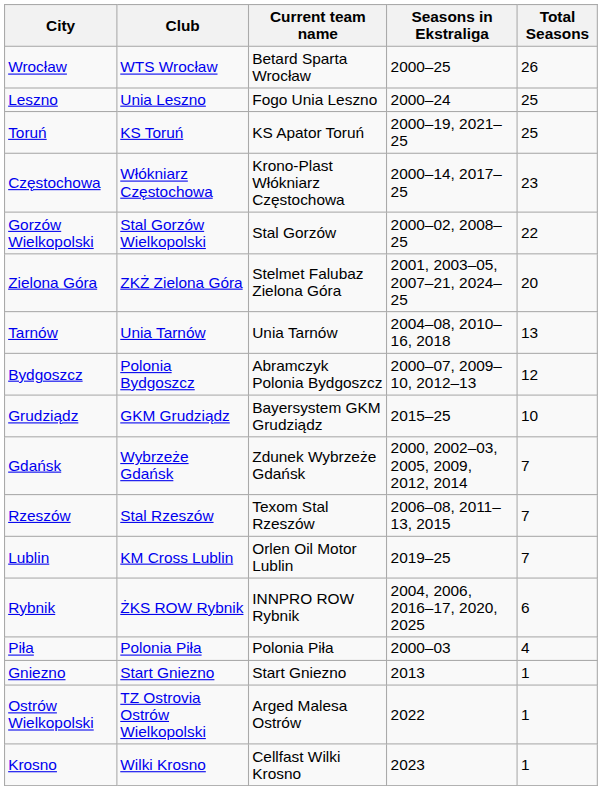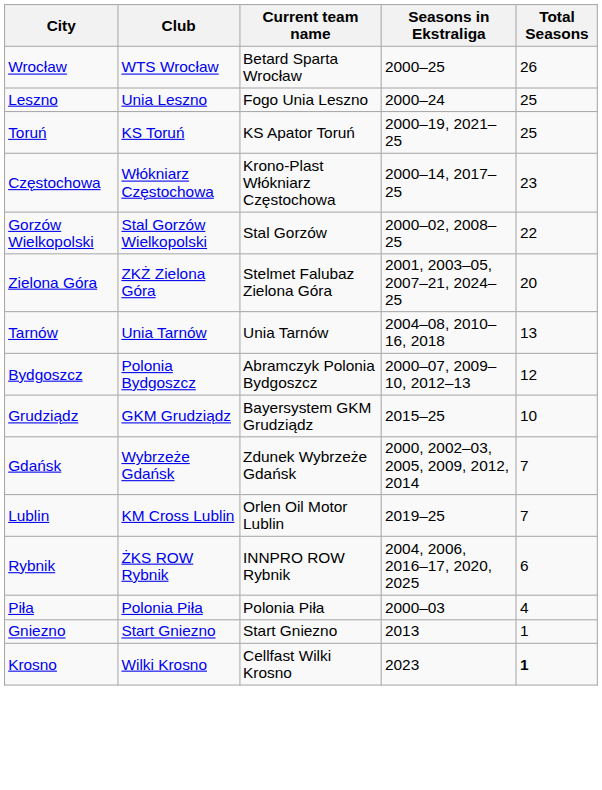- row: (39, 516)
- row: (51, 715)
(525, 765) normal -> (524, 665) bold
